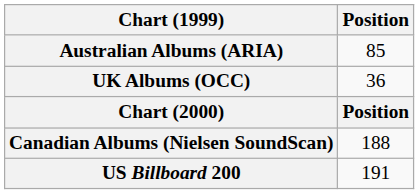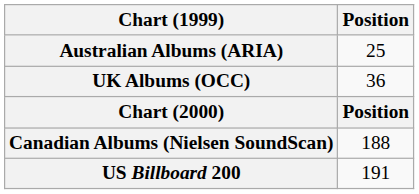(376, 50) 85 -> (376, 50) 25
